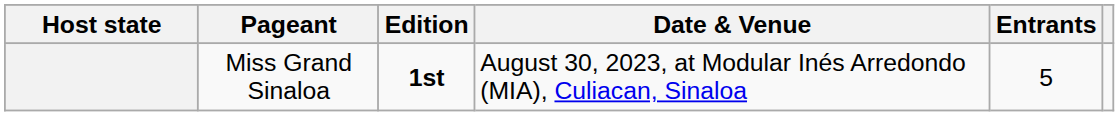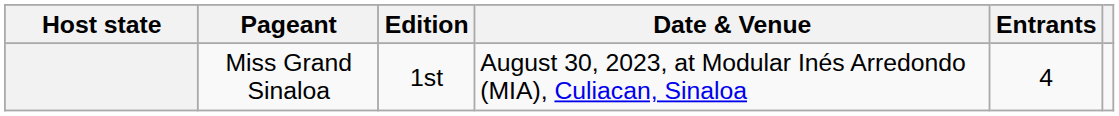(427, 77) bold -> (427, 77) normal
(1046, 77) 5 -> (1046, 77) 4
